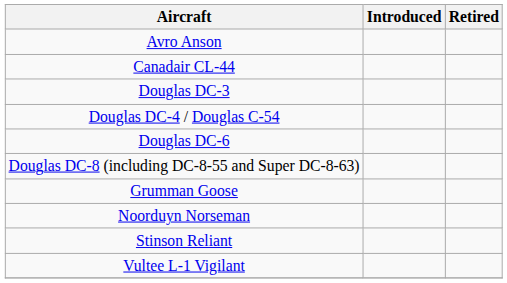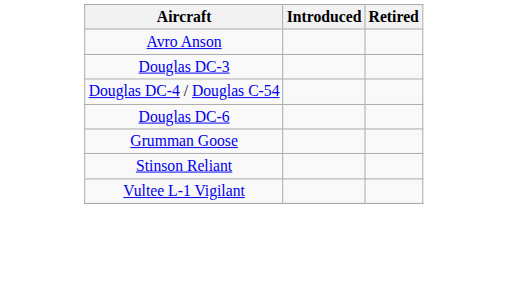- row: (184, 66)
- row: (184, 166)
- row: (184, 215)
